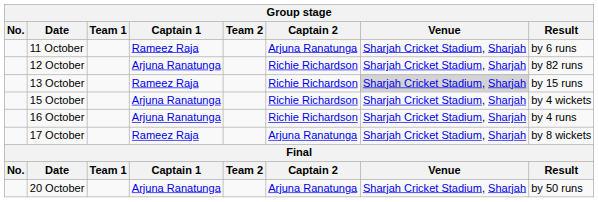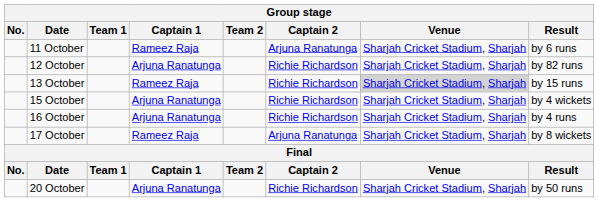(313, 188) Arjuna Ranatunga -> (313, 188) Richie Richardson
